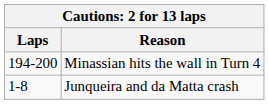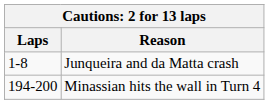rows swapped: (152, 87) <-> (162, 63)
